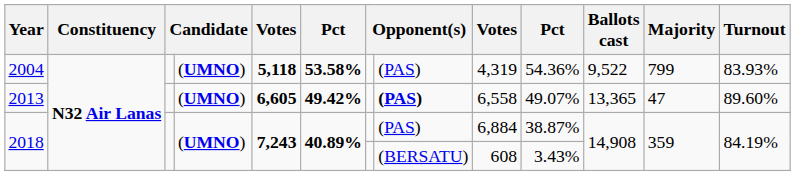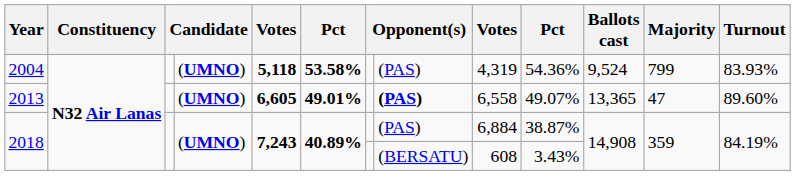(608, 68) 9,522 -> (608, 68) 9,524
(333, 98) 49.42% -> (333, 98) 49.01%
